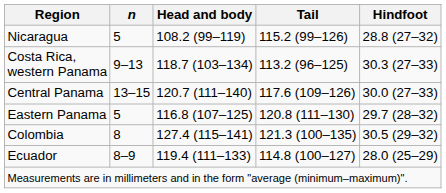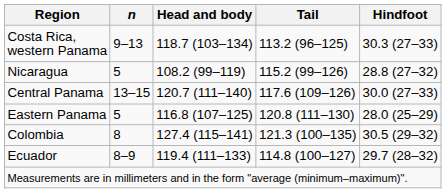rows swapped: (38, 36) <-> (57, 64)
(400, 114) 29.7 (28–32) -> (400, 114) 28.0 (25–29)
(400, 156) 28.0 (25–29) -> (400, 156) 29.7 (28–32)
